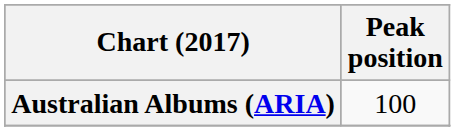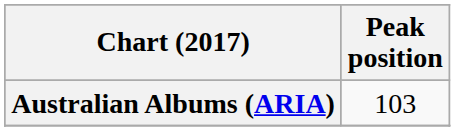(395, 102) 100 -> (395, 102) 103
